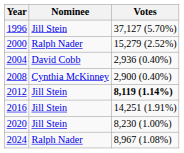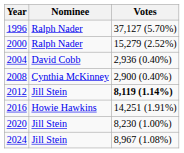(49, 28) Jill Stein -> (57, 28) Ralph Nader
(49, 108) Jill Stein -> (64, 108) Howie Hawkins
(57, 140) Ralph Nader -> (49, 140) Jill Stein
